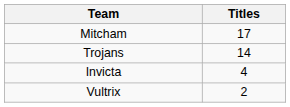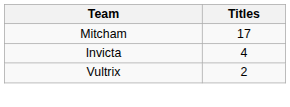- row: (103, 53)
